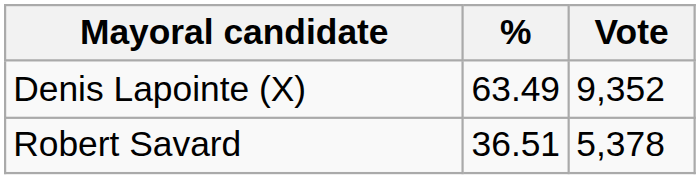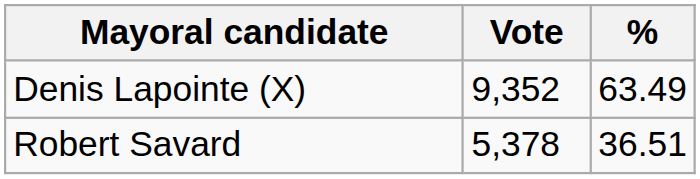columns swapped: (632, 32) <-> (516, 32)
